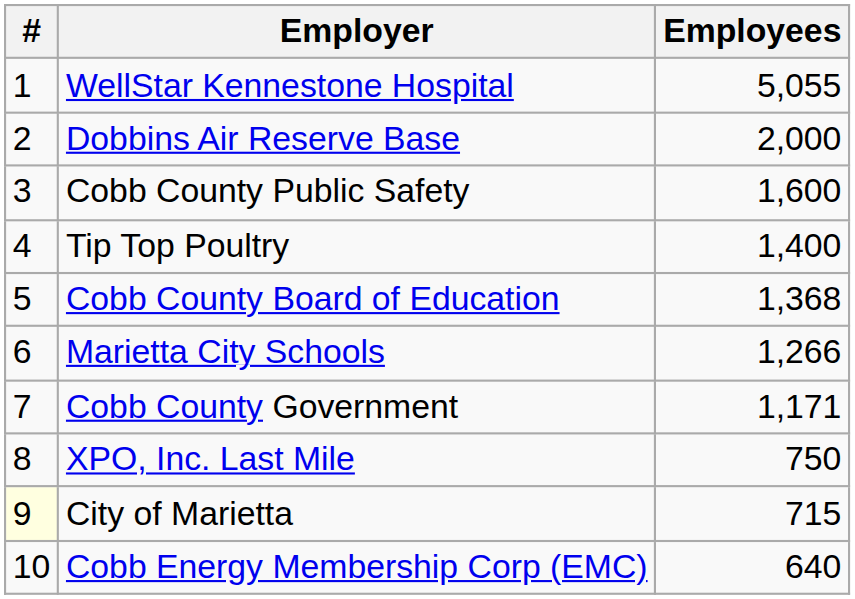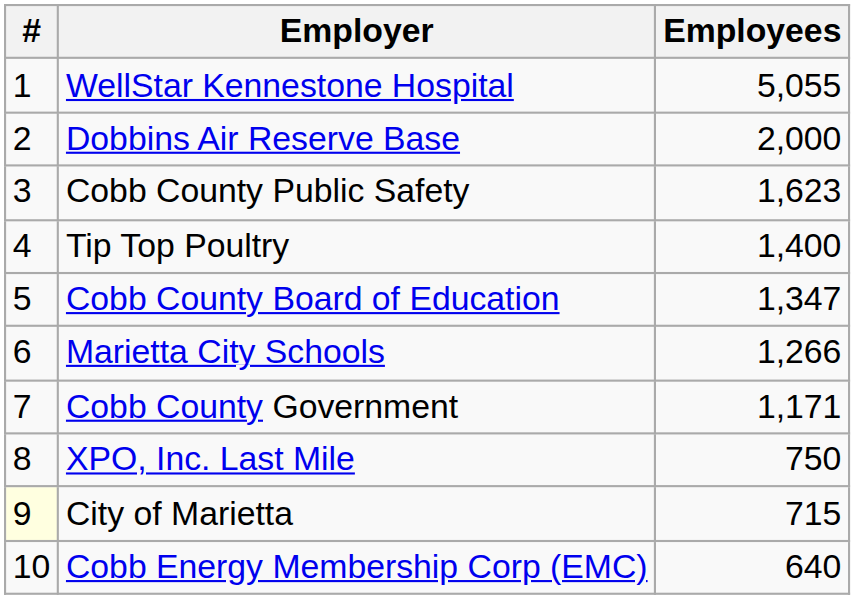(799, 191) 1,600 -> (799, 191) 1,623
(799, 298) 1,368 -> (799, 298) 1,347
